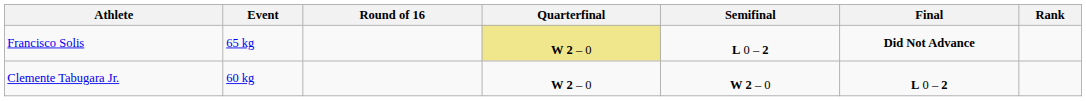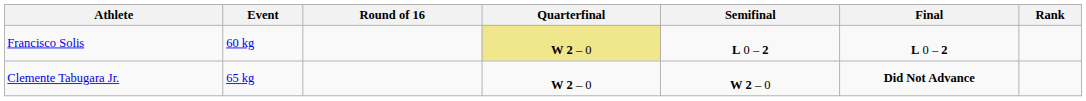(240, 43) 65 kg -> (240, 43) 60 kg
(929, 43) Did Not Advance -> (929, 50) L 0 – 2
(240, 78) 60 kg -> (240, 78) 65 kg
(929, 86) L 0 – 2 -> (929, 78) Did Not Advance
